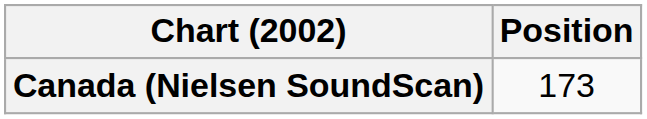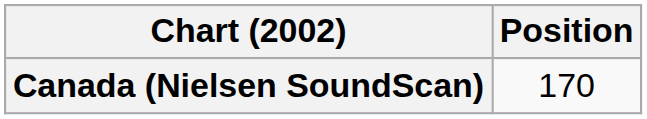(567, 85) 173 -> (567, 85) 170
